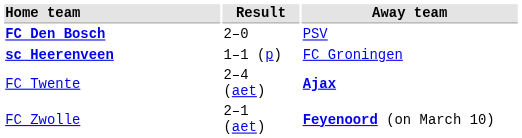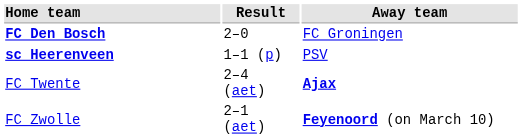(315, 35) PSV -> (353, 35) FC Groningen
(353, 55) FC Groningen -> (315, 55) PSV
